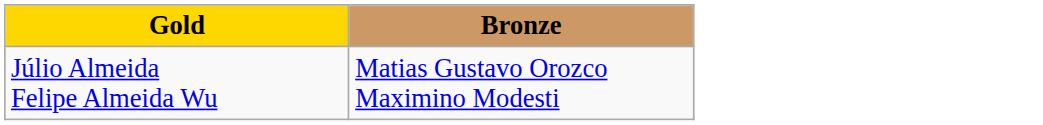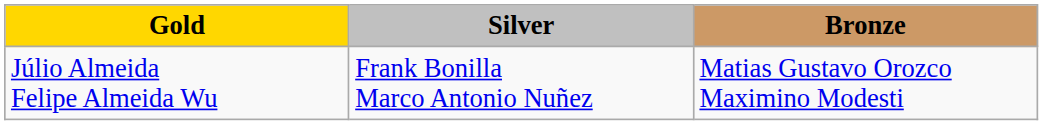+ column: (521, 25)
